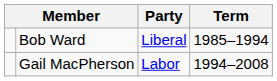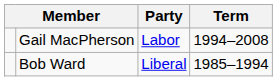rows swapped: (52, 40) <-> (77, 64)
